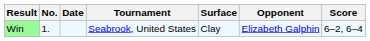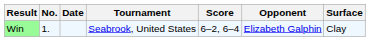columns swapped: (219, 12) <-> (343, 12)
